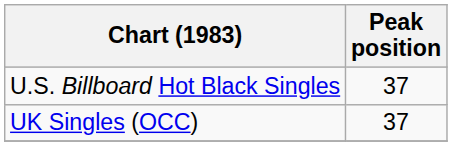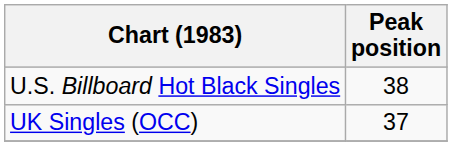(396, 85) 37 -> (396, 85) 38
